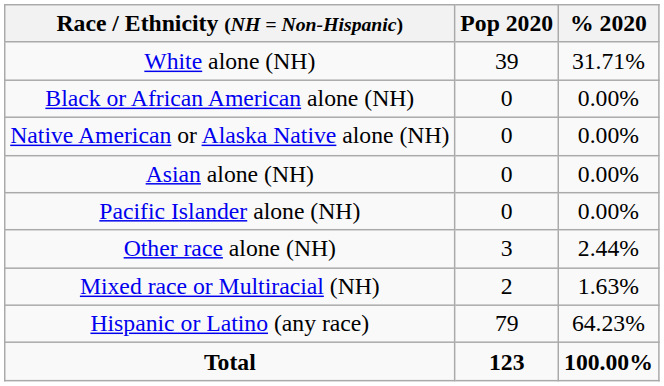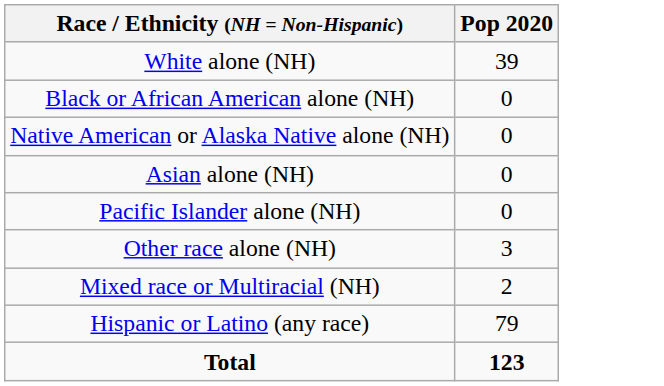- column: (608, 23)
